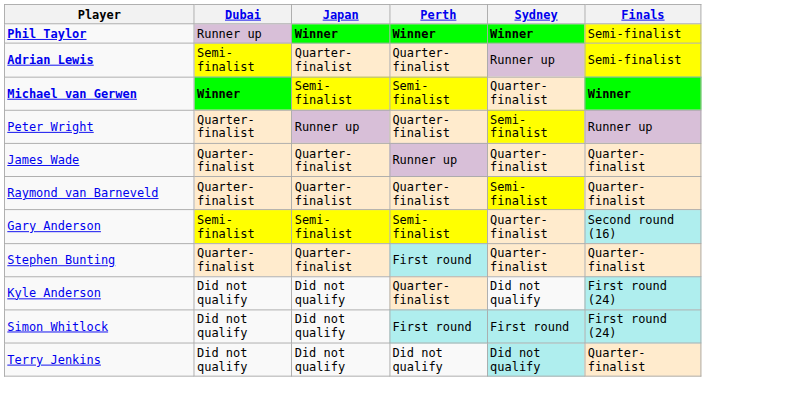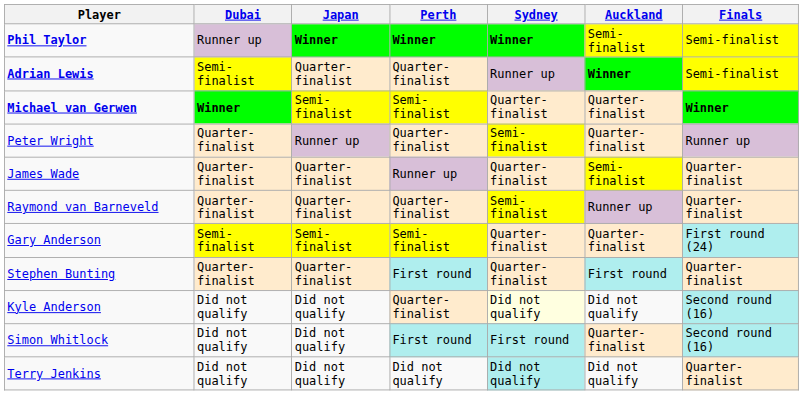+ column: (634, 14)
(631, 227) Second round (16) -> (725, 240) First round (24)
(515, 293) no background -> (515, 307) lightyellow background
(627, 293) First round (24) -> (729, 307) Second round (16)
(627, 326) First round (24) -> (729, 340) Second round (16)
